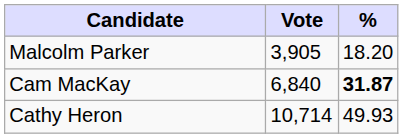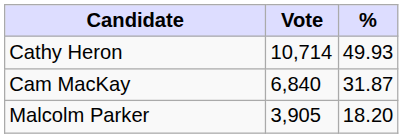rows swapped: (66, 116) <-> (79, 52)
(368, 84) bold -> (368, 84) normal
